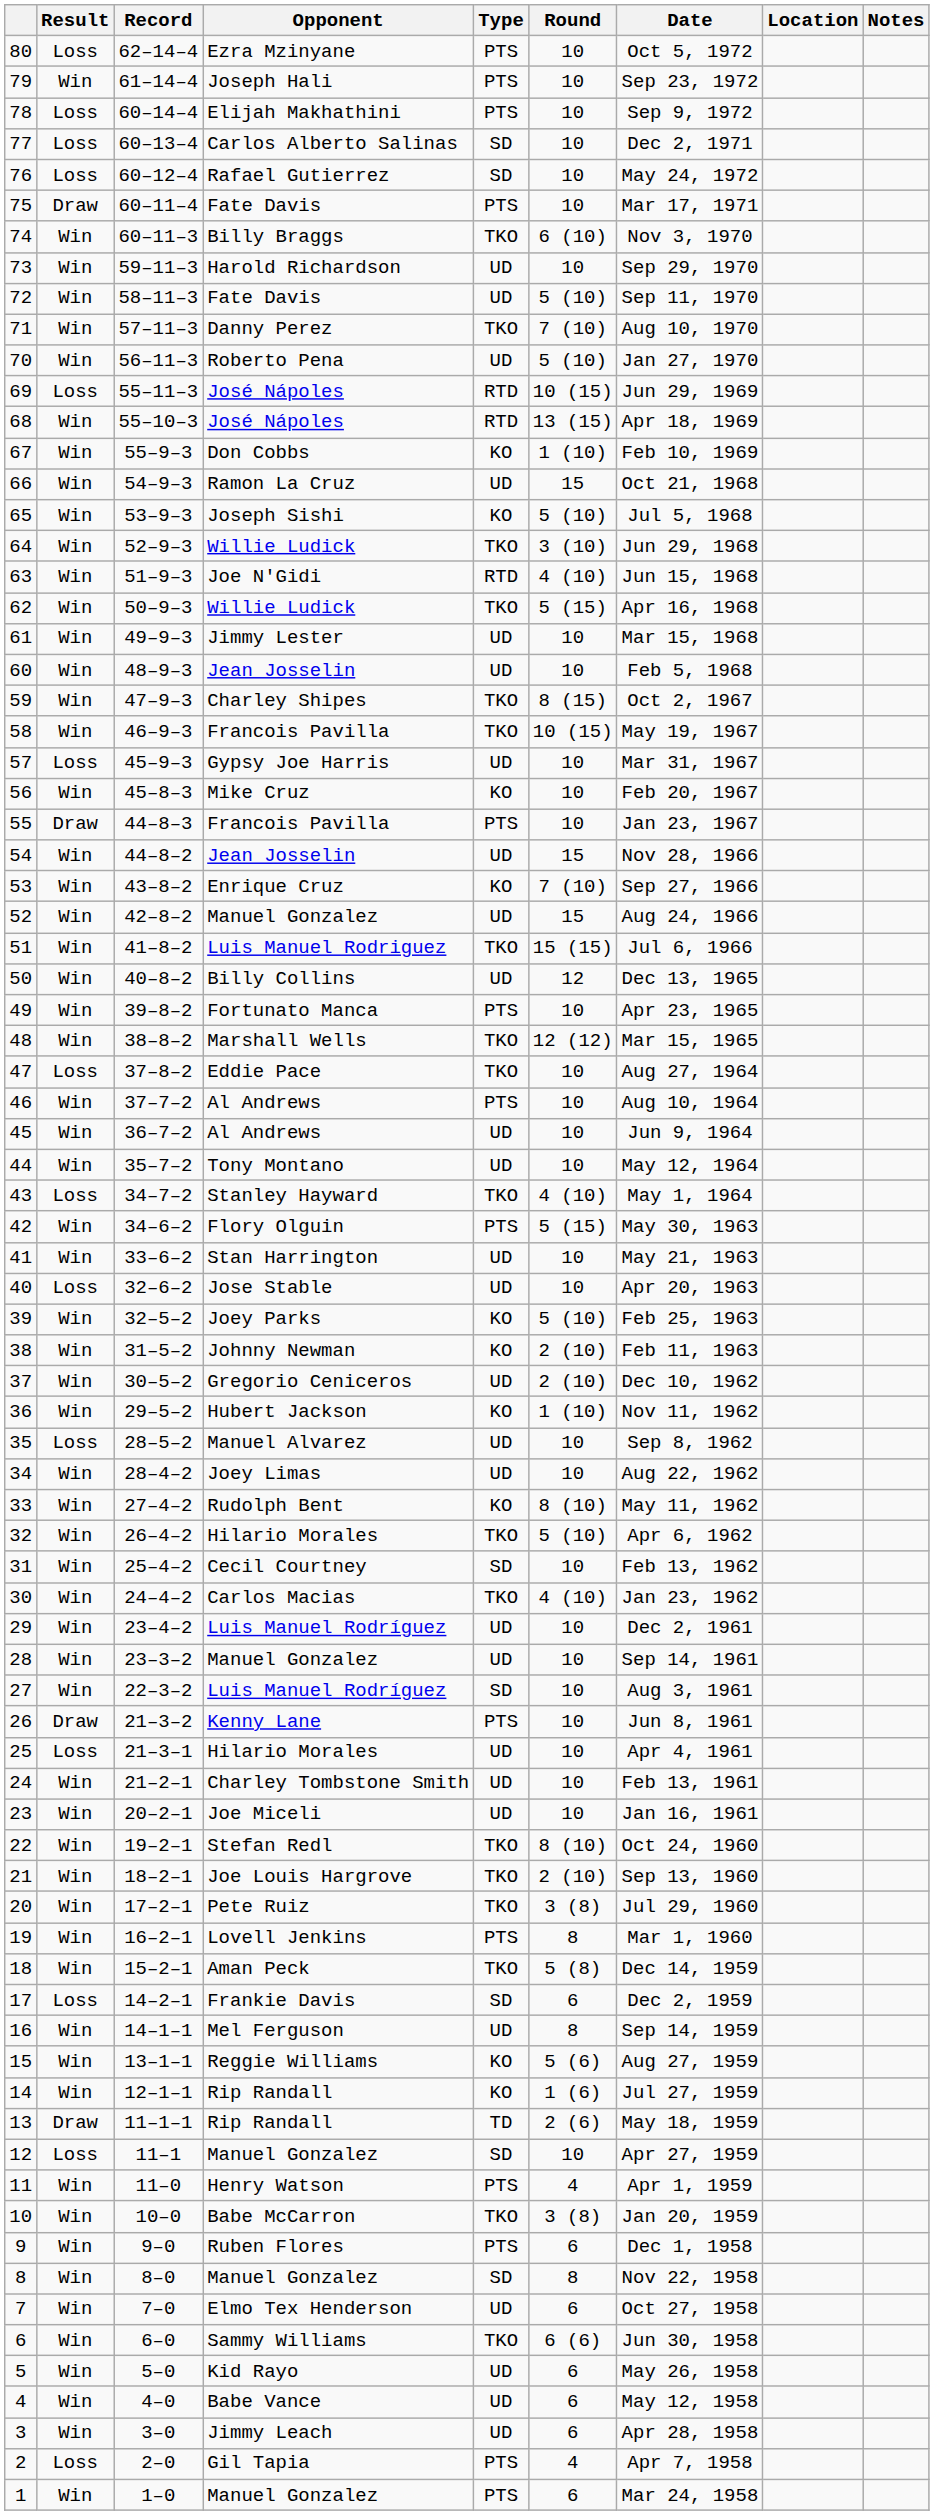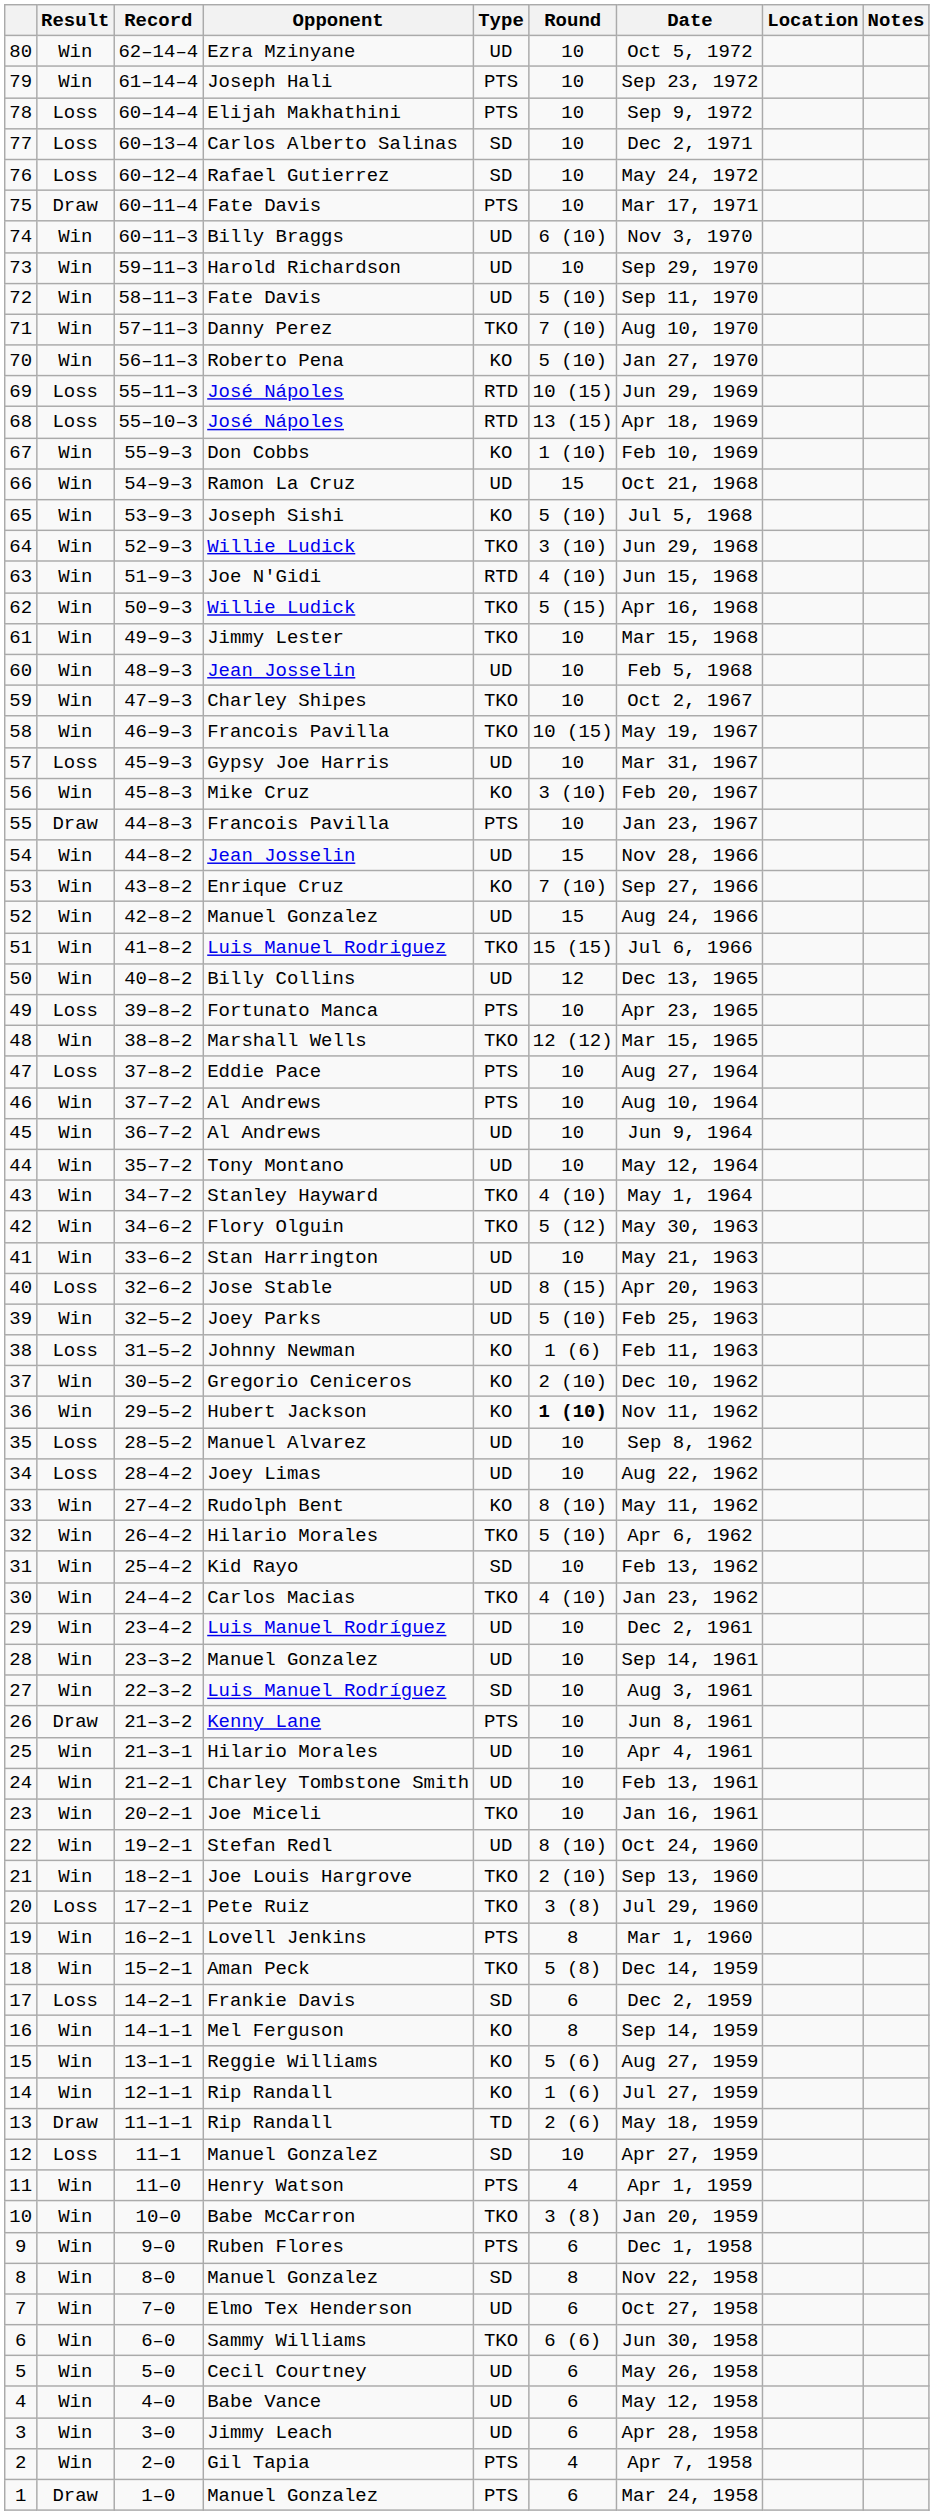(75, 51) Loss -> (75, 51) Win
(501, 51) PTS -> (501, 51) UD
(501, 237) TKO -> (501, 237) UD
(501, 360) UD -> (501, 360) KO
(75, 422) Win -> (75, 422) Loss
(501, 639) UD -> (501, 639) TKO
(573, 701) 8 (15) -> (573, 701) 10
(573, 794) 10 -> (573, 794) 3 (10)
(75, 1010) Win -> (75, 1010) Loss
(501, 1072) TKO -> (501, 1072) PTS
(75, 1196) Loss -> (75, 1196) Win
(501, 1227) PTS -> (501, 1227) TKO
(573, 1227) 5 (15) -> (573, 1227) 5 (12)
(573, 1288) 10 -> (573, 1288) 8 (15)
(501, 1319) KO -> (501, 1319) UD
(75, 1350) Win -> (75, 1350) Loss
(573, 1350) 2 (10) -> (573, 1350) 1 (6)
(501, 1381) UD -> (501, 1381) KO
(573, 1412) normal -> (573, 1412) bold
(75, 1474) Win -> (75, 1474) Loss
(287, 1567) Cecil Courtney -> (253, 1567) Kid Rayo
(75, 1752) Loss -> (75, 1752) Win
(501, 1814) UD -> (501, 1814) TKO
(501, 1845) TKO -> (501, 1845) UD
(75, 1907) Win -> (75, 1907) Loss
(501, 2031) UD -> (501, 2031) KO
(253, 2371) Kid Rayo -> (287, 2371) Cecil Courtney
(75, 2464) Loss -> (75, 2464) Win
(75, 2495) Win -> (75, 2495) Draw
